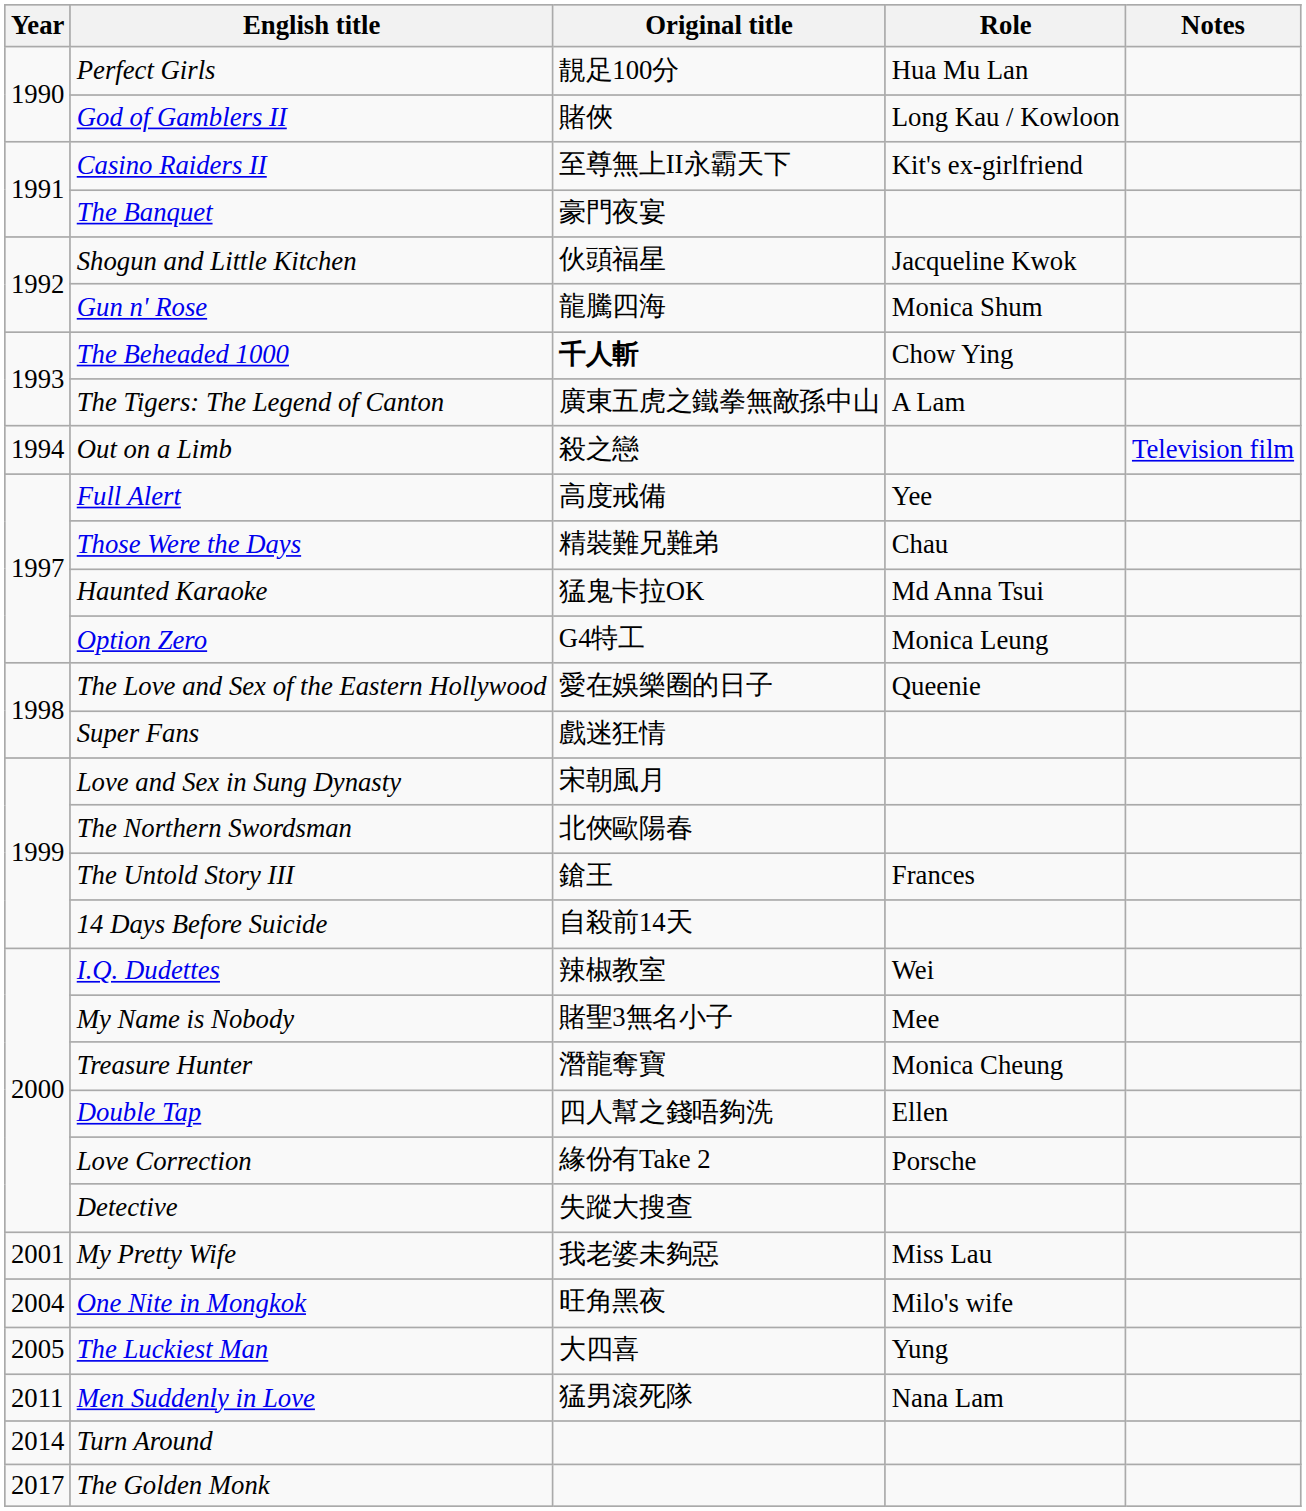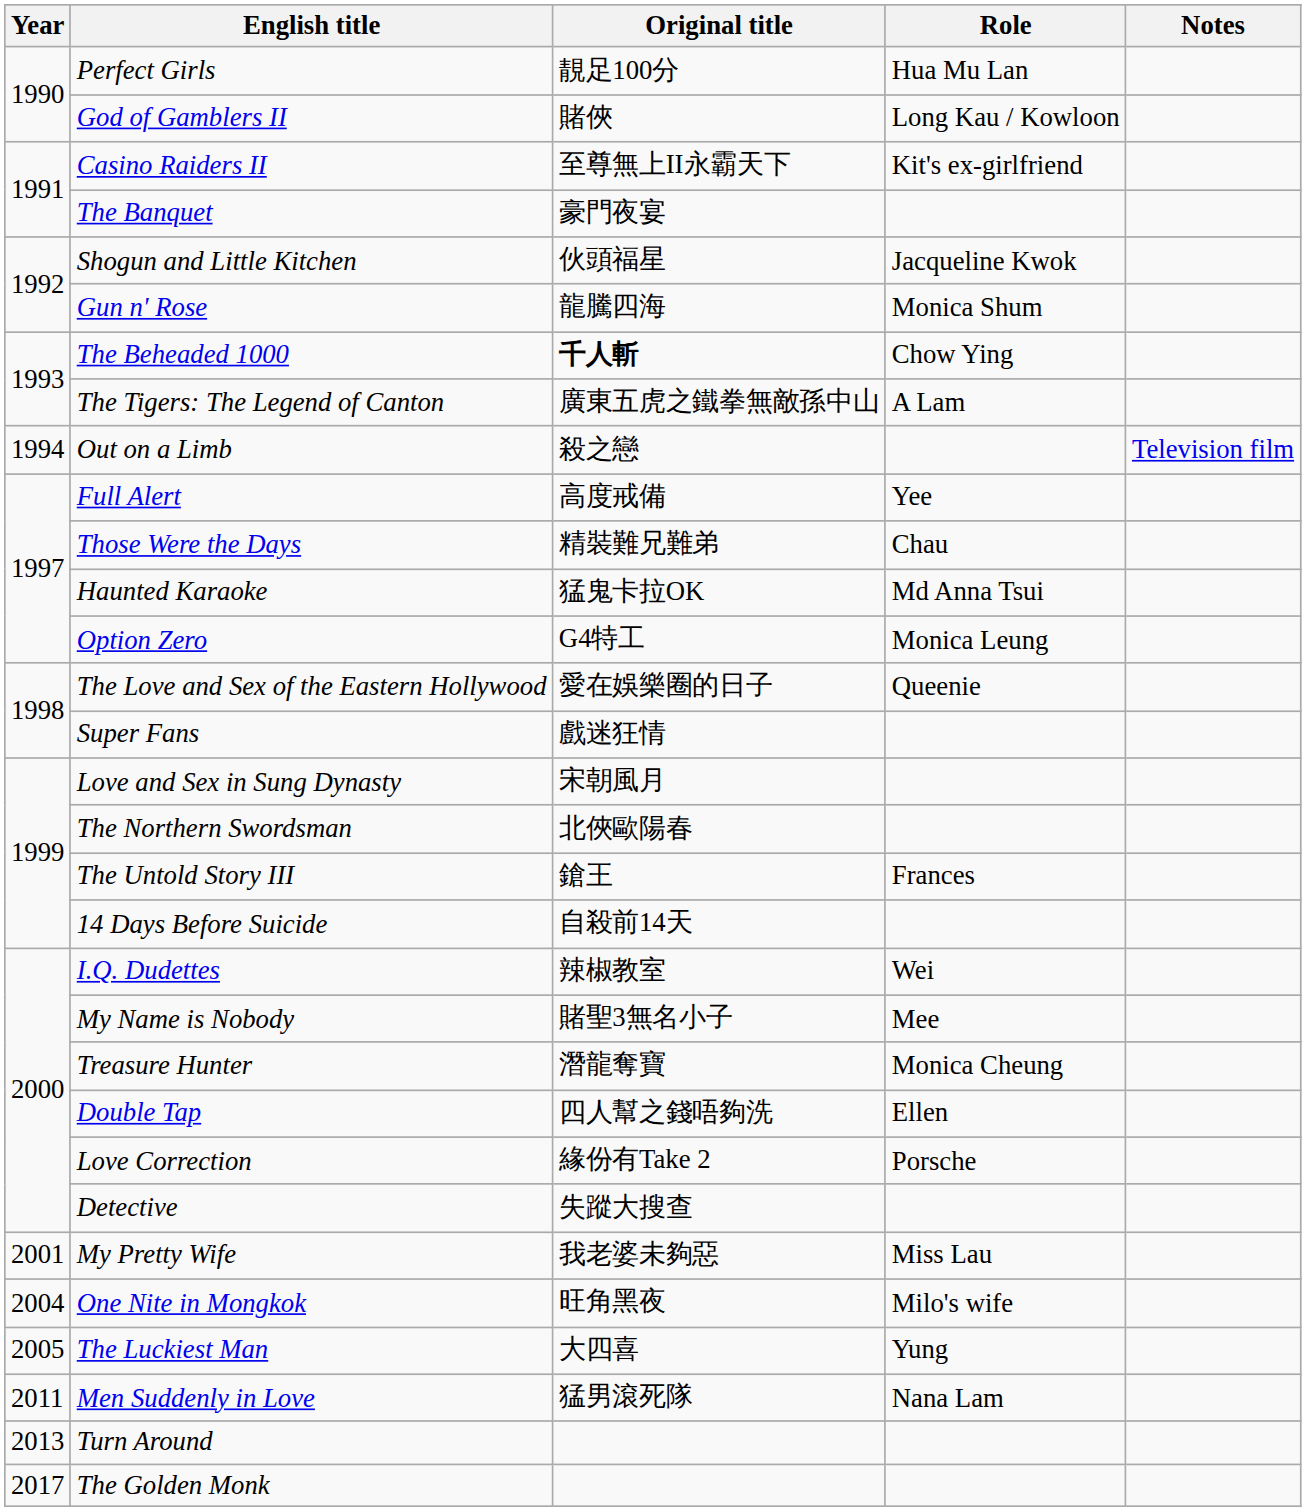(38, 1442) 2014 -> (38, 1442) 2013
